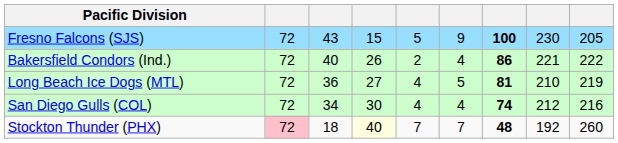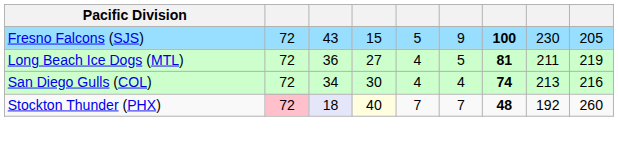- row: (89, 60)
(548, 82) 210 -> (548, 60) 211
(548, 104) 212 -> (548, 82) 213
(330, 127) no background -> (330, 104) lavender background
